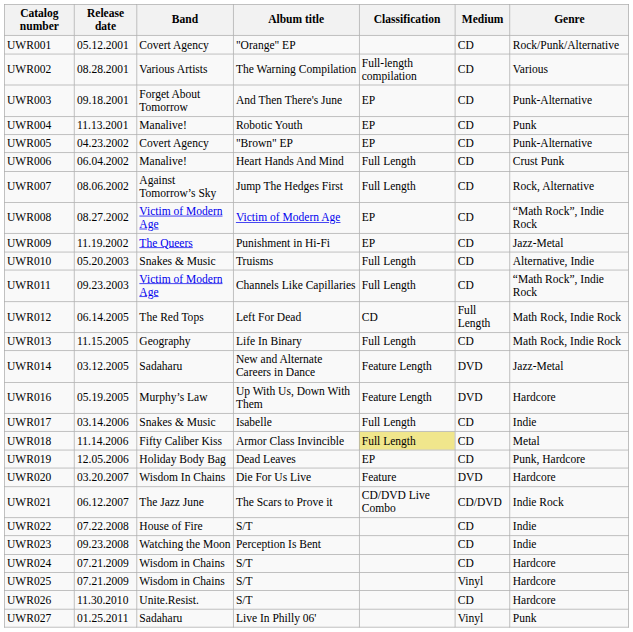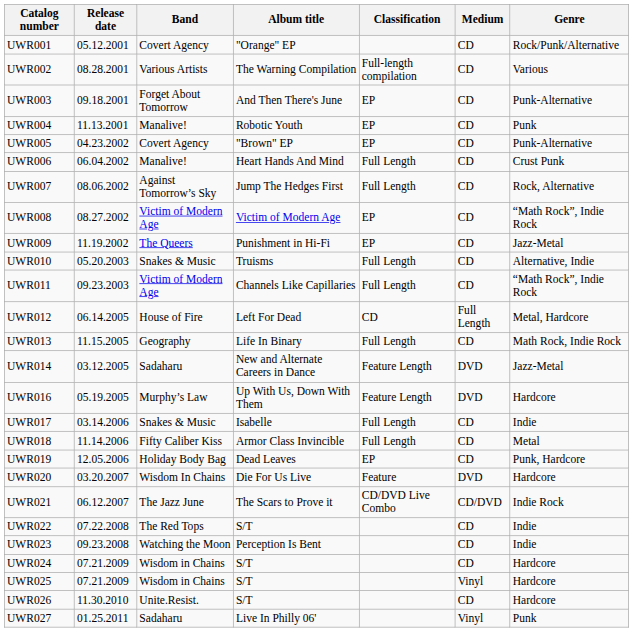(172, 317) The Red Tops -> (171, 317) House of Fire
(567, 317) Math Rock, Indie Rock -> (551, 317) Metal, Hardcore
(389, 440) khaki background -> (389, 440) no background
(171, 526) House of Fire -> (172, 526) The Red Tops
